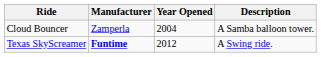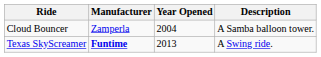(166, 44) 2012 -> (166, 44) 2013
